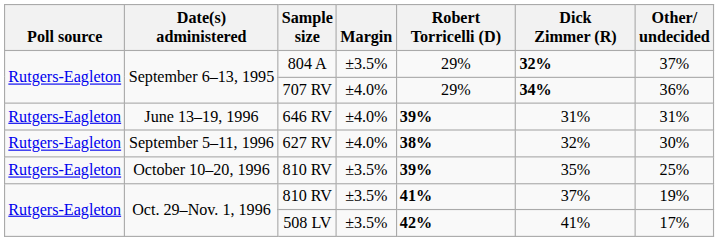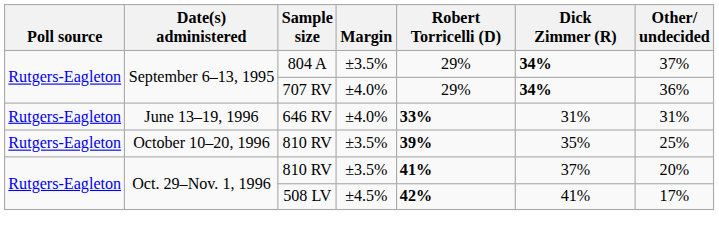(536, 63) 32% -> (536, 63) 34%
(416, 117) 39% -> (416, 117) 33%
- row: (201, 143)
(674, 196) 19% -> (674, 170) 20%
(366, 223) ±3.5% -> (366, 196) ±4.5%
